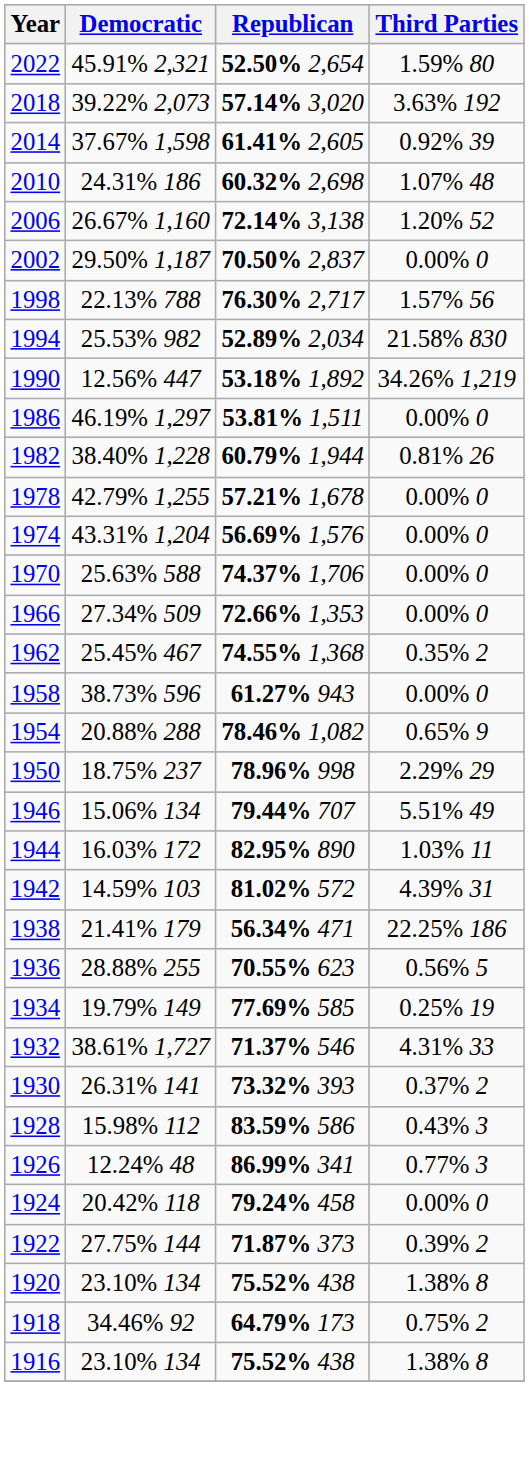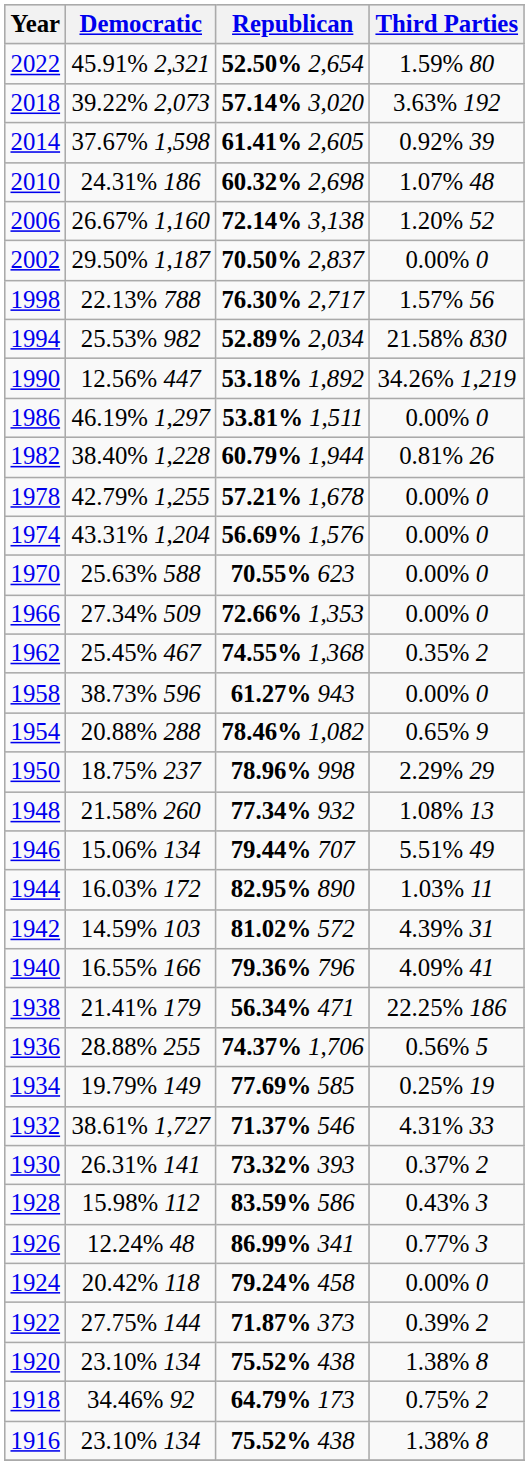(293, 574) 74.37% 1,706 -> (293, 574) 70.55% 623
+ row: (35, 810)
+ row: (35, 968)
(293, 968) 70.55% 623 -> (293, 1046) 74.37% 1,706
